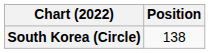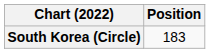(174, 37) 138 -> (174, 37) 183
